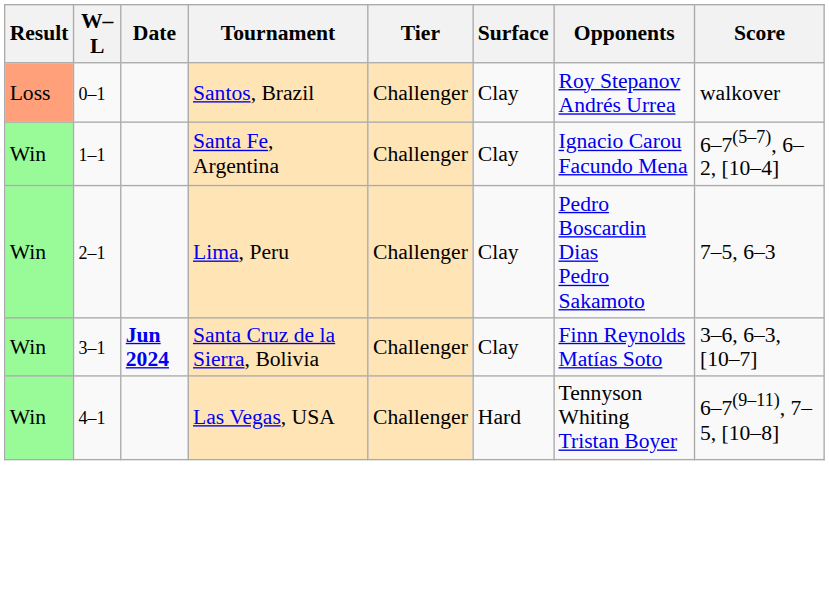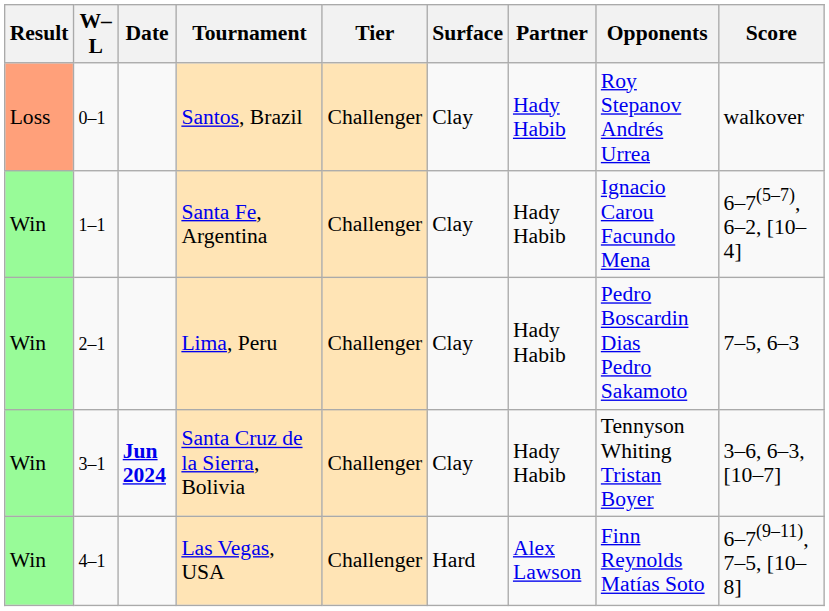+ column: (552, 33)
(622, 346) Finn Reynolds Matías Soto -> (643, 462) Tennyson Whiting Tristan Boyer
(618, 417) Tennyson Whiting Tristan Boyer -> (653, 560) Finn Reynolds Matías Soto
